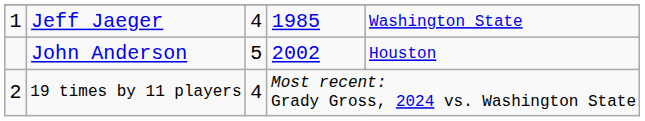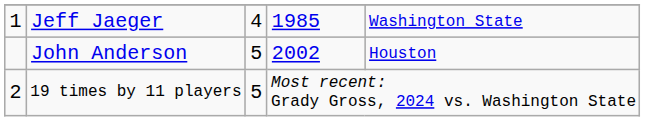(256, 92) 4 -> (256, 92) 5
